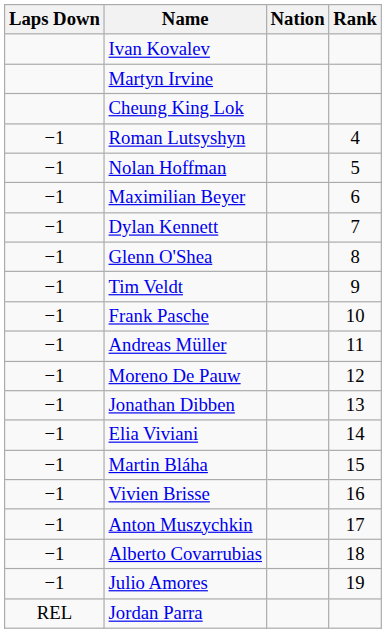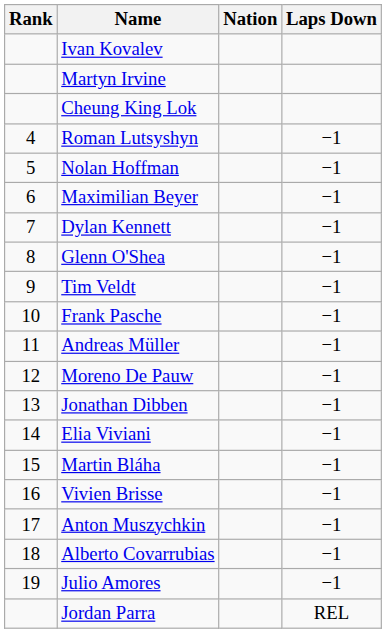columns swapped: (355, 19) <-> (54, 19)
